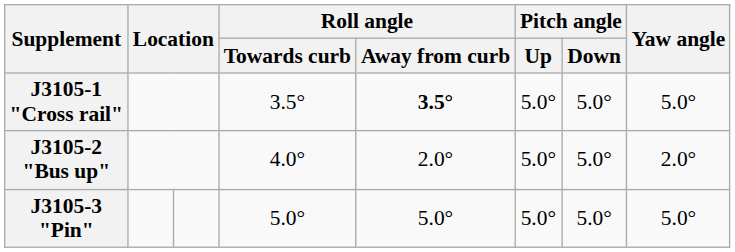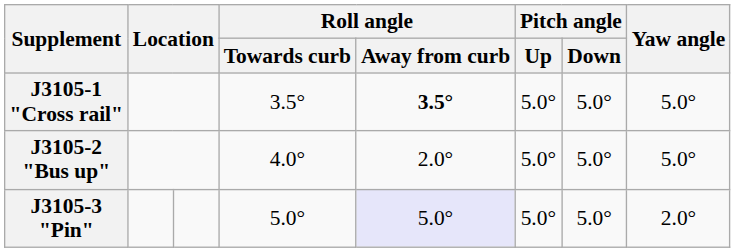(679, 159) 2.0° -> (679, 159) 5.0°
(436, 217) no background -> (436, 217) lavender background
(679, 217) 5.0° -> (679, 217) 2.0°
